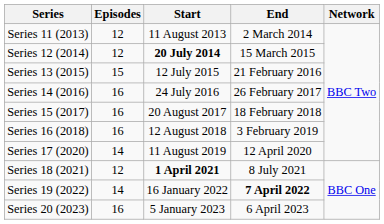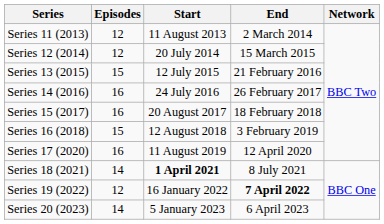(187, 53) bold -> (187, 53) normal
(118, 131) 16 -> (118, 131) 15
(118, 151) 14 -> (118, 151) 16
(118, 170) 12 -> (118, 170) 14
(118, 190) 14 -> (118, 190) 12
(118, 209) 16 -> (118, 209) 14
